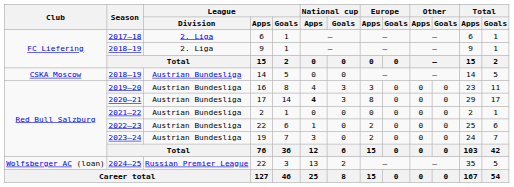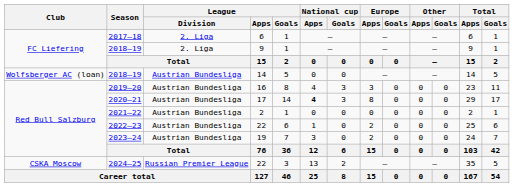(55, 74) CSKA Moscow -> (55, 74) Wolfsberger AC (loan)
(55, 163) Wolfsberger AC (loan) -> (55, 163) CSKA Moscow
